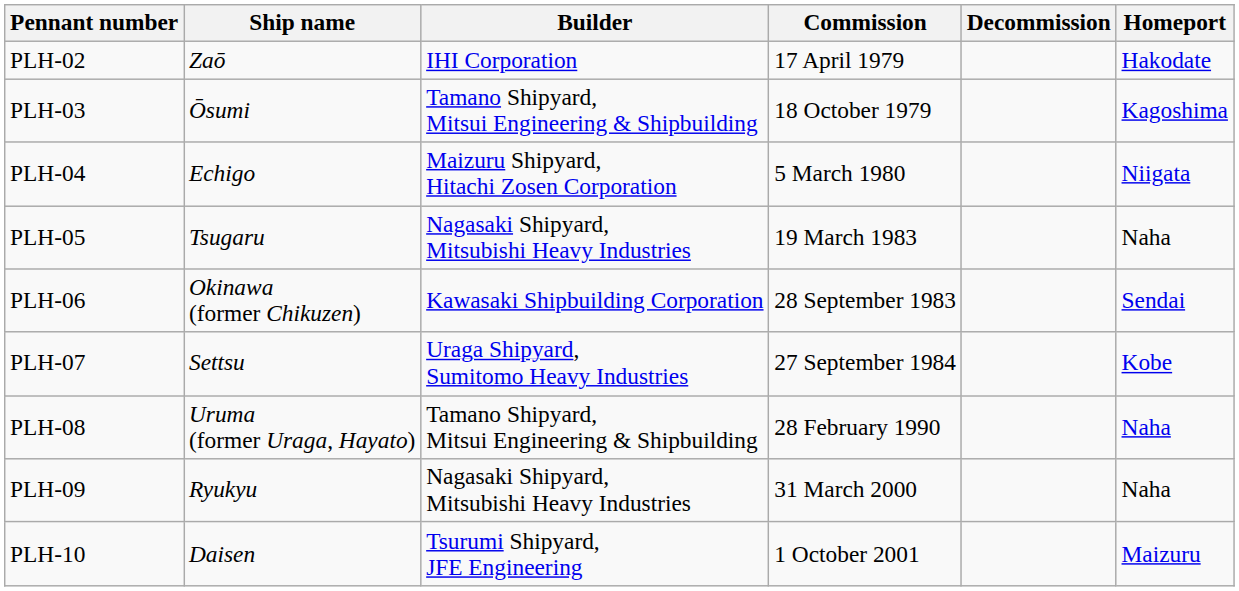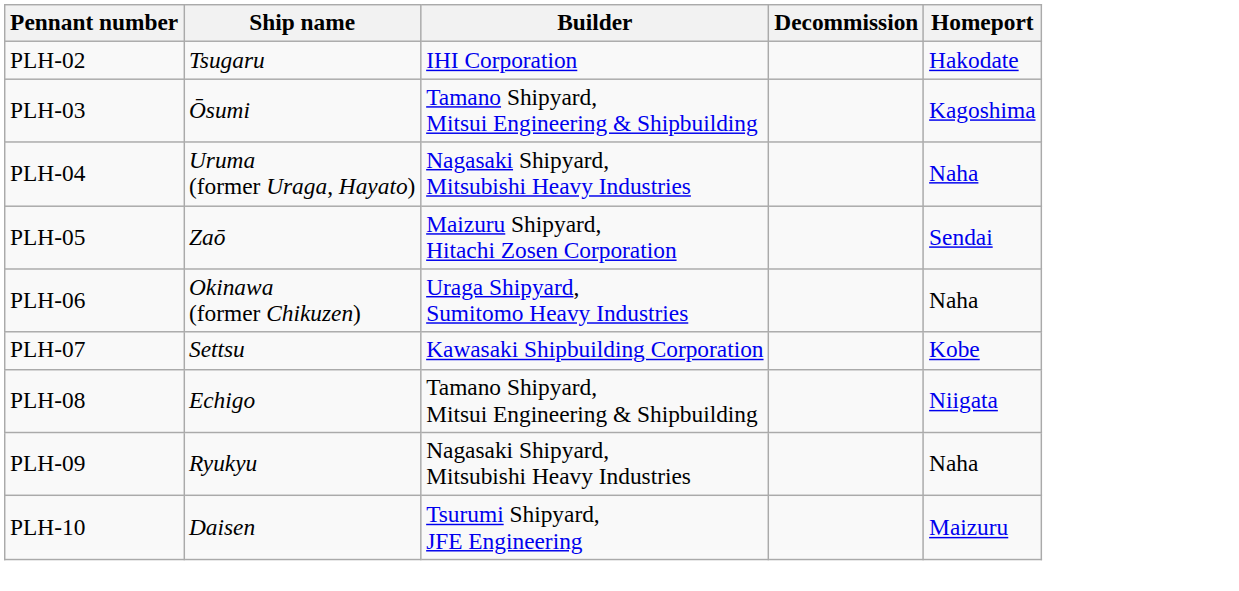- column: (865, 23)
(207, 60) Zaō -> (227, 60) Tsugaru
(222, 173) Echigo -> (302, 173) Uruma (former Uraga, Hayato)
(551, 173) Maizuru Shipyard, Hitachi Zosen Corporation -> (559, 173) Nagasaki Shipyard, Mitsubishi Heavy Industries
(1156, 173) Niigata -> (954, 173) Naha
(227, 236) Tsugaru -> (207, 236) Zaō
(559, 236) Nagasaki Shipyard, Mitsubishi Heavy Industries -> (551, 236) Maizuru Shipyard, Hitachi Zosen Corporation
(1146, 236) Naha -> (961, 236) Sendai
(595, 300) Kawasaki Shipbuilding Corporation -> (557, 300) Uraga Shipyard, Sumitomo Heavy Industries
(1153, 300) Sendai -> (954, 300) Naha
(557, 363) Uraga Shipyard, Sumitomo Heavy Industries -> (595, 350) Kawasaki Shipbuilding Corporation
(302, 426) Uruma (former Uraga, Hayato) -> (222, 400) Echigo
(1146, 426) Naha -> (963, 400) Niigata
